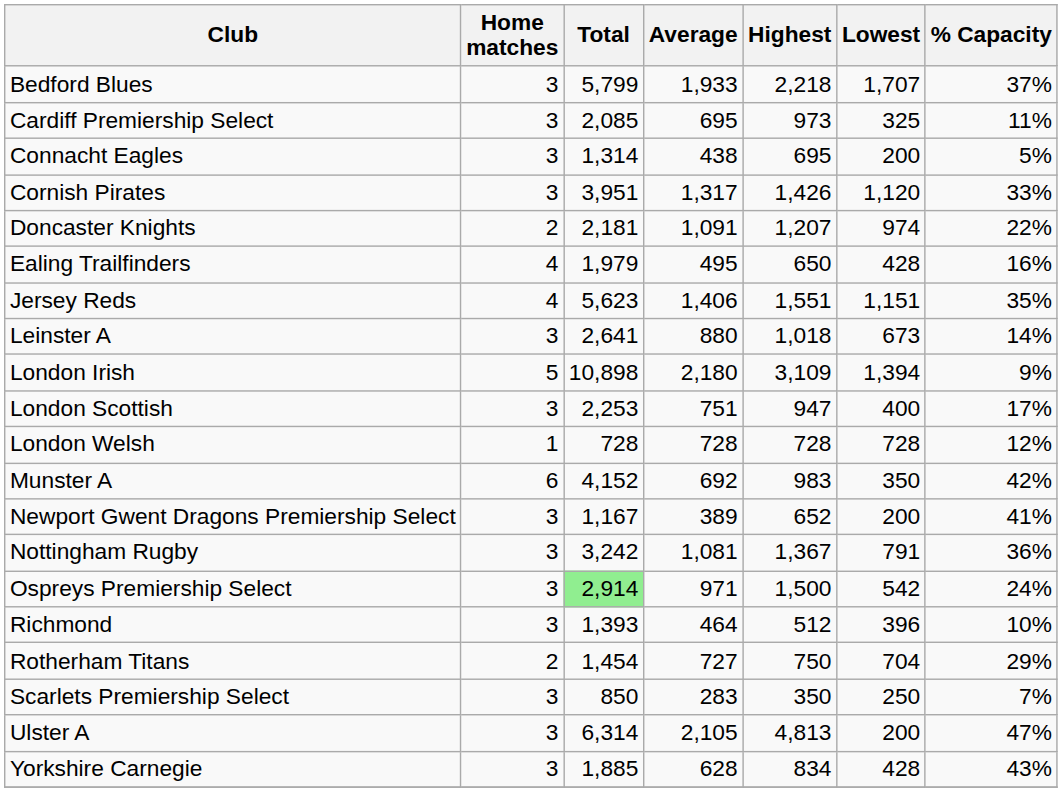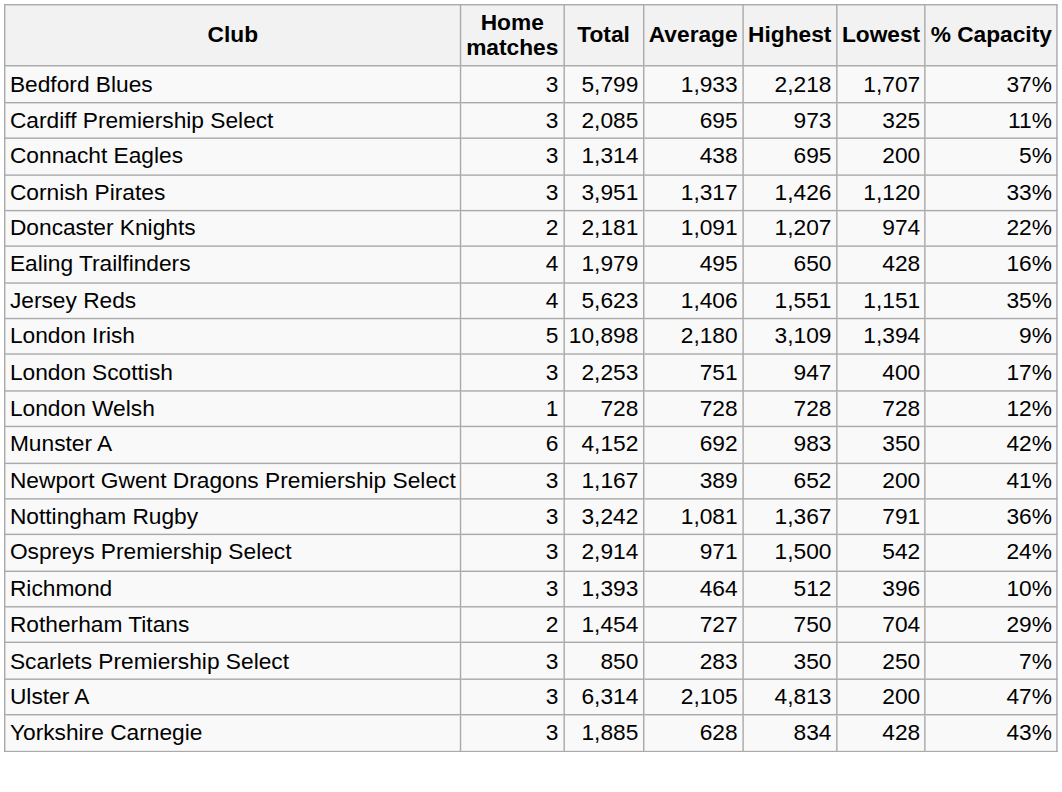- row: (60, 336)
(610, 588) lightgreen background -> (610, 552) no background
